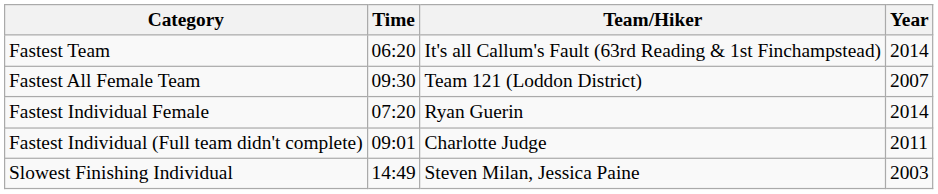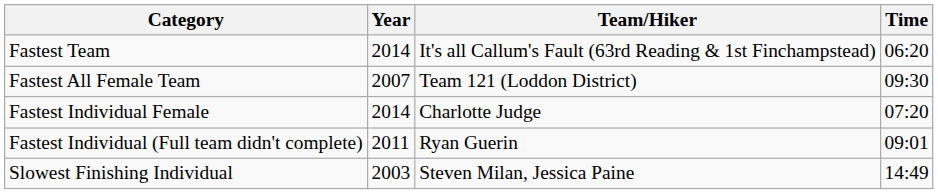columns swapped: (394, 19) <-> (909, 19)
(474, 111) Ryan Guerin -> (480, 111) Charlotte Judge
(486, 142) Charlotte Judge -> (469, 142) Ryan Guerin
